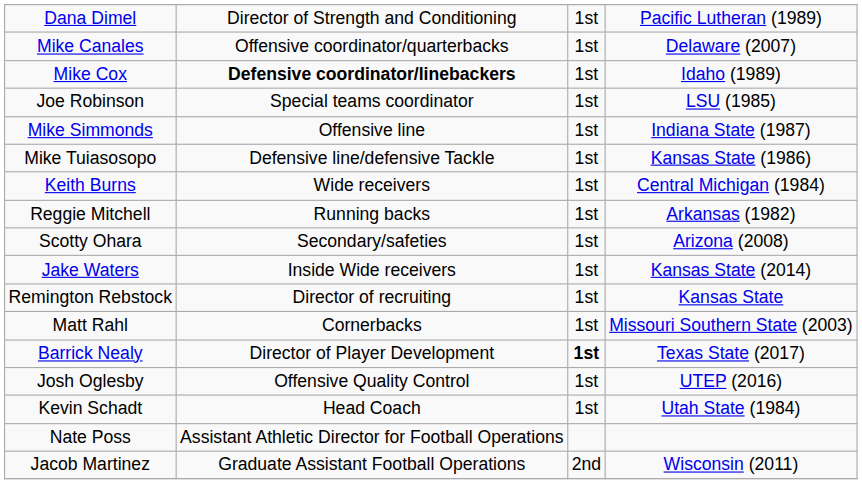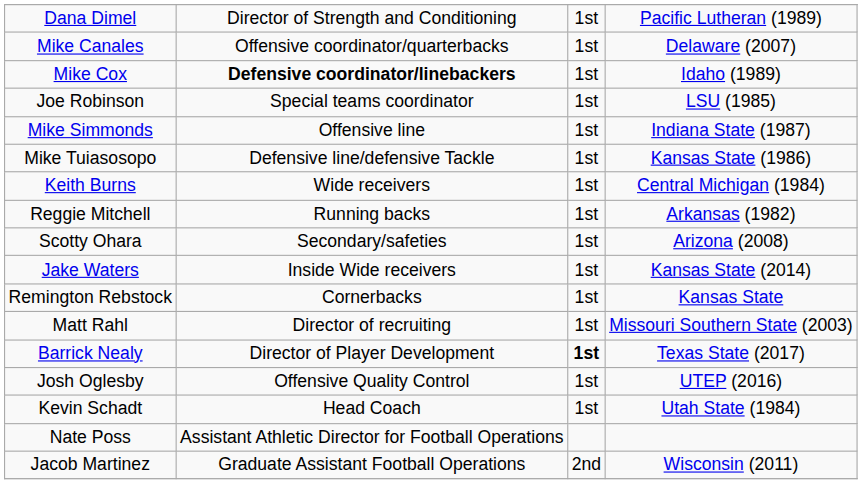(372, 297) Director of recruiting -> (372, 297) Cornerbacks
(372, 325) Cornerbacks -> (372, 325) Director of recruiting
